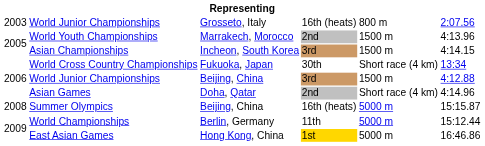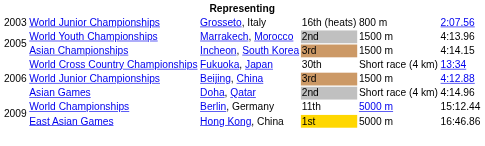- row: (71, 107)
